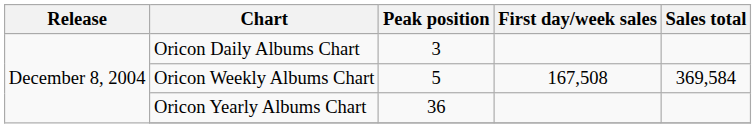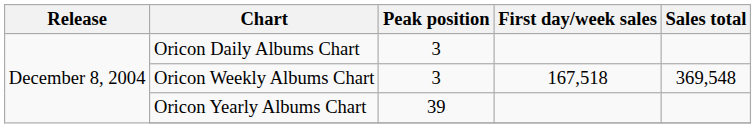(436, 78) 5 -> (436, 78) 3
(578, 78) 167,508 -> (578, 78) 167,518
(706, 78) 369,584 -> (706, 78) 369,548
(436, 107) 36 -> (436, 107) 39
